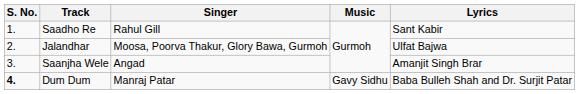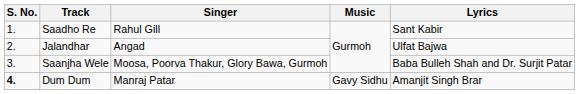(220, 47) Moosa, Poorva Thakur, Glory Bawa, Gurmoh -> (129, 47) Angad
(129, 64) Angad -> (220, 64) Moosa, Poorva Thakur, Glory Bawa, Gurmoh
(437, 64) Amanjit Singh Brar -> (482, 64) Baba Bulleh Shah and Dr. Surjit Patar
(482, 81) Baba Bulleh Shah and Dr. Surjit Patar -> (437, 81) Amanjit Singh Brar
